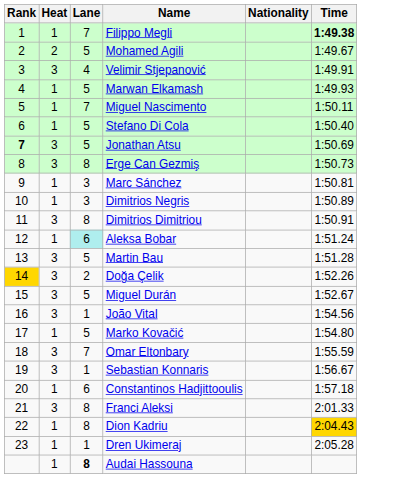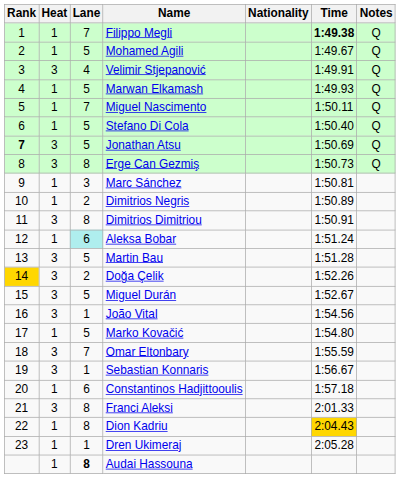+ column: (376, 13)
(54, 51) 2 -> (54, 51) 1
(86, 201) 3 -> (86, 201) 2
